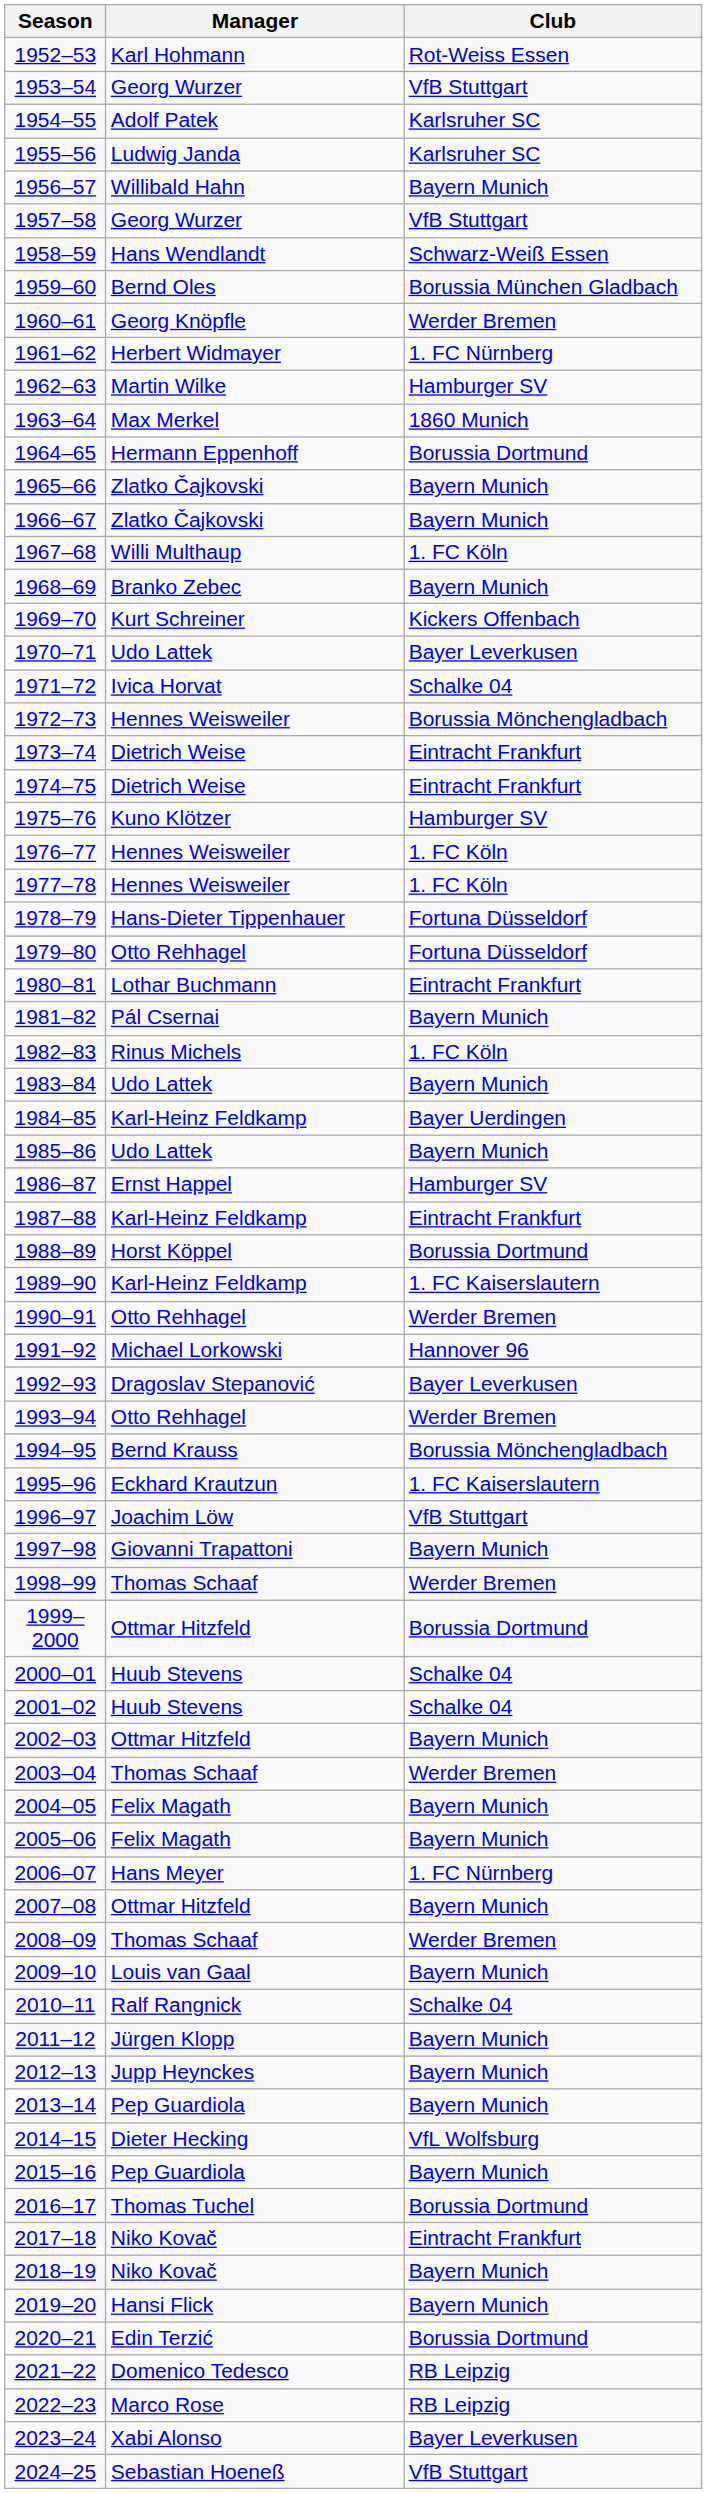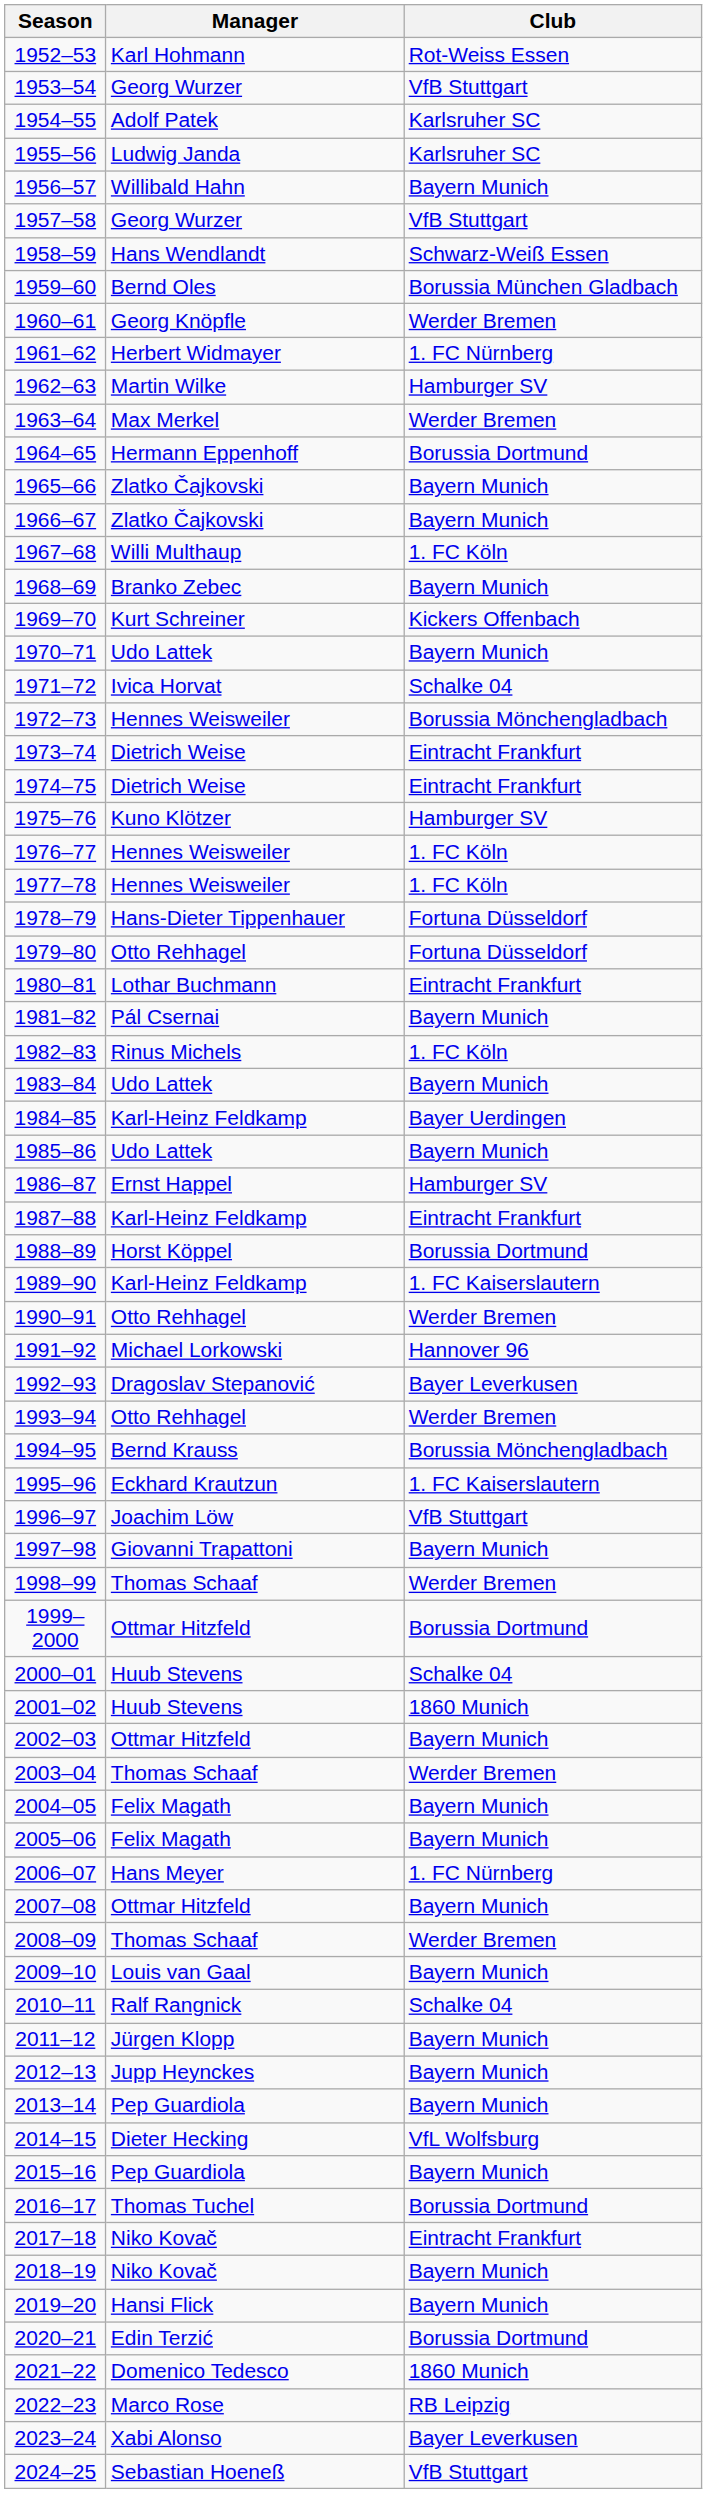(469, 420) 1860 Munich -> (482, 420) Werder Bremen
(493, 652) Bayer Leverkusen -> (479, 652) Bayern Munich
(461, 1706) Schalke 04 -> (469, 1706) 1860 Munich
(459, 2371) RB Leipzig -> (469, 2371) 1860 Munich
